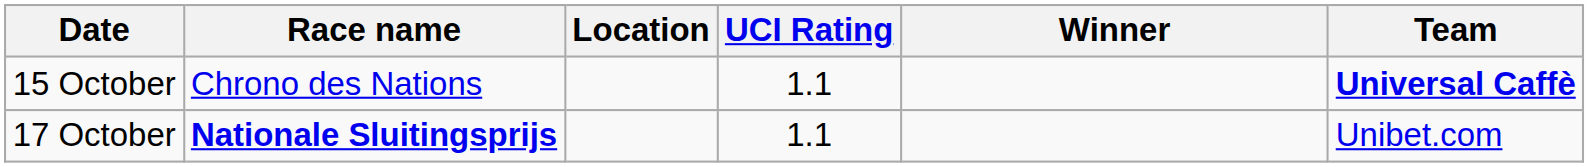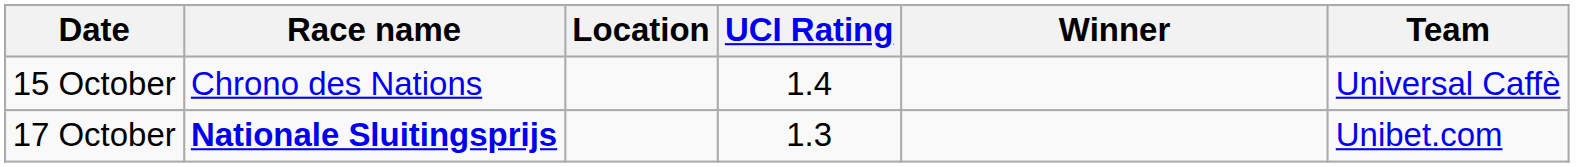(809, 82) 1.1 -> (809, 82) 1.4
(1456, 82) bold -> (1448, 82) normal
(809, 135) 1.1 -> (809, 135) 1.3
